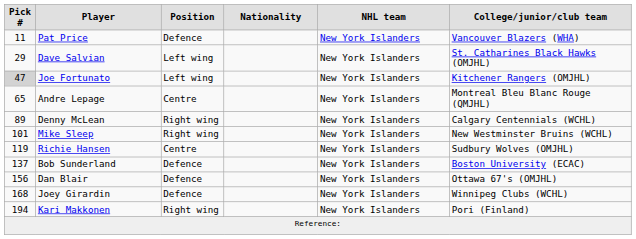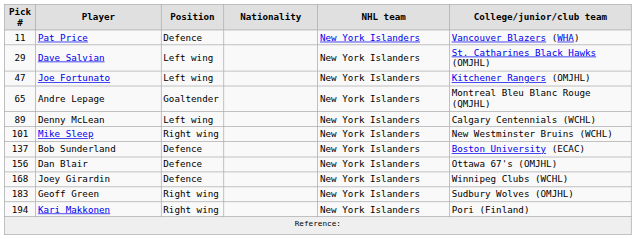(20, 78) lightgrey background -> (20, 78) no background
(180, 99) Centre -> (191, 99) Goaltender
(191, 119) Right wing -> (188, 119) Left wing
- row: (74, 149)
+ row: (68, 194)
